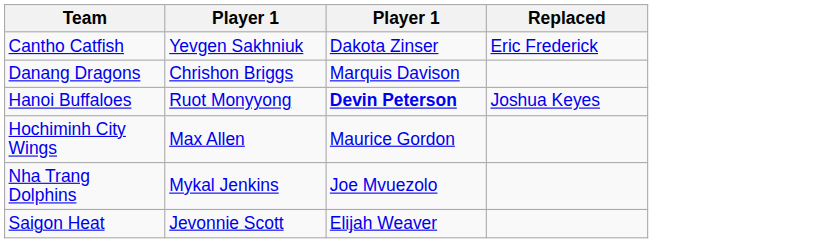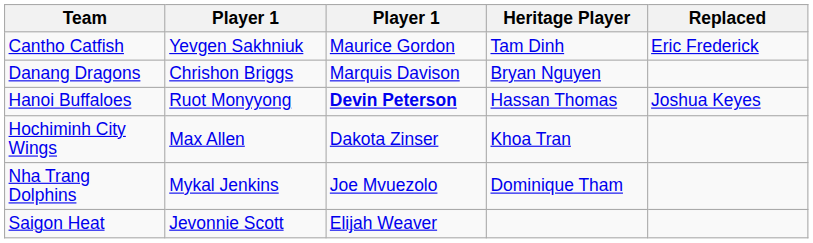+ column: (567, 18)
(384, 45) Dakota Zinser -> (392, 45) Maurice Gordon
(392, 138) Maurice Gordon -> (384, 138) Dakota Zinser
